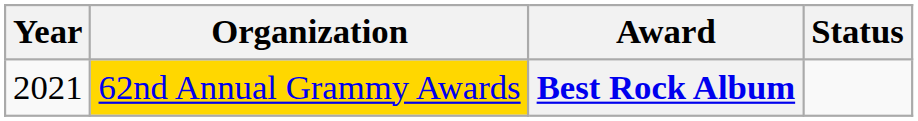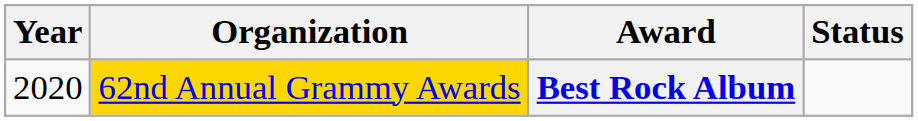(48, 87) 2021 -> (48, 87) 2020
